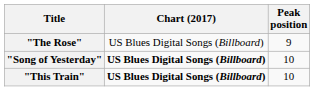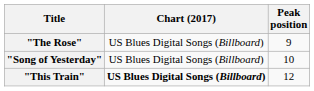(186, 59) bold -> (186, 59) normal
(289, 77) 10 -> (289, 77) 12
